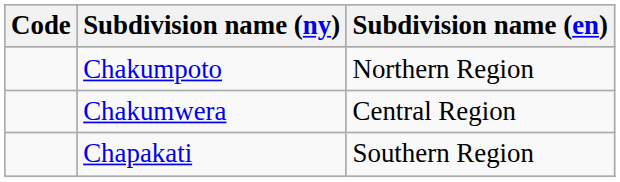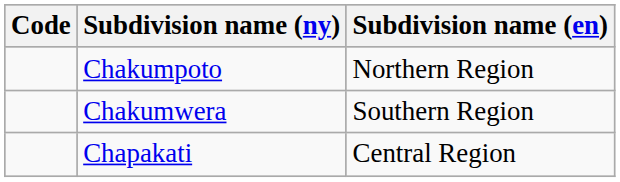(434, 111) Central Region -> (443, 111) Southern Region
(443, 153) Southern Region -> (434, 153) Central Region
